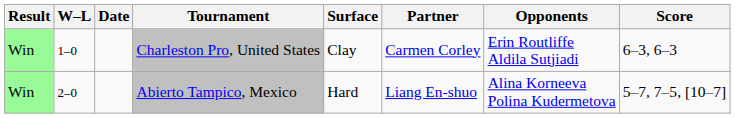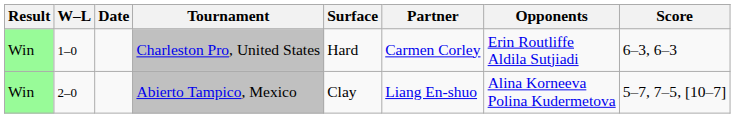(342, 50) Clay -> (343, 50) Hard
(343, 92) Hard -> (342, 92) Clay
